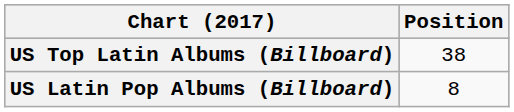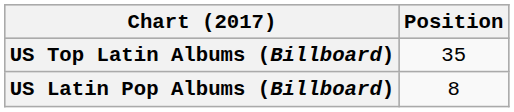(454, 55) 38 -> (454, 55) 35
